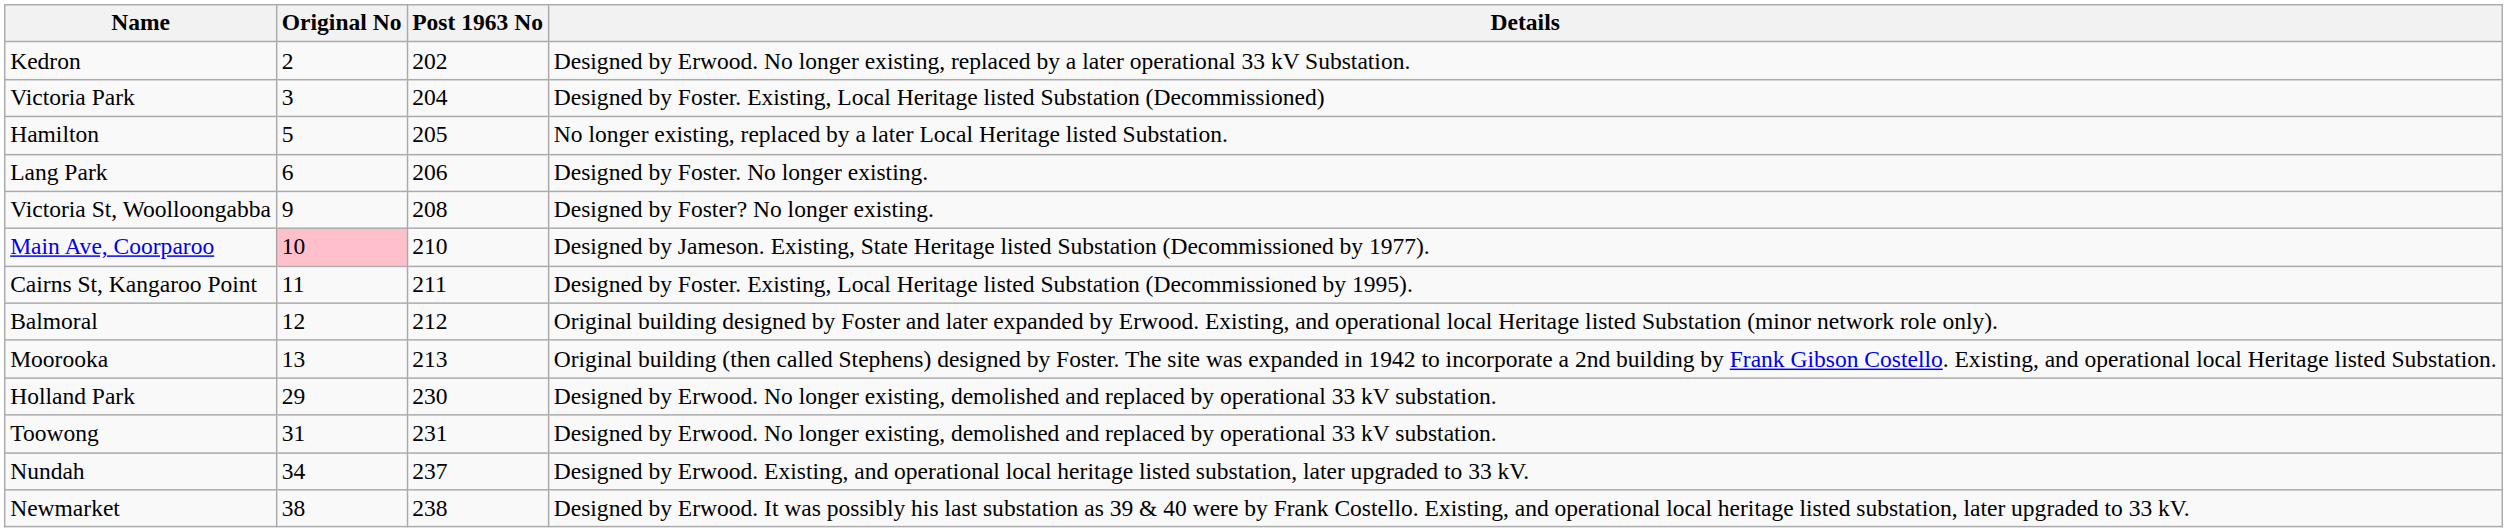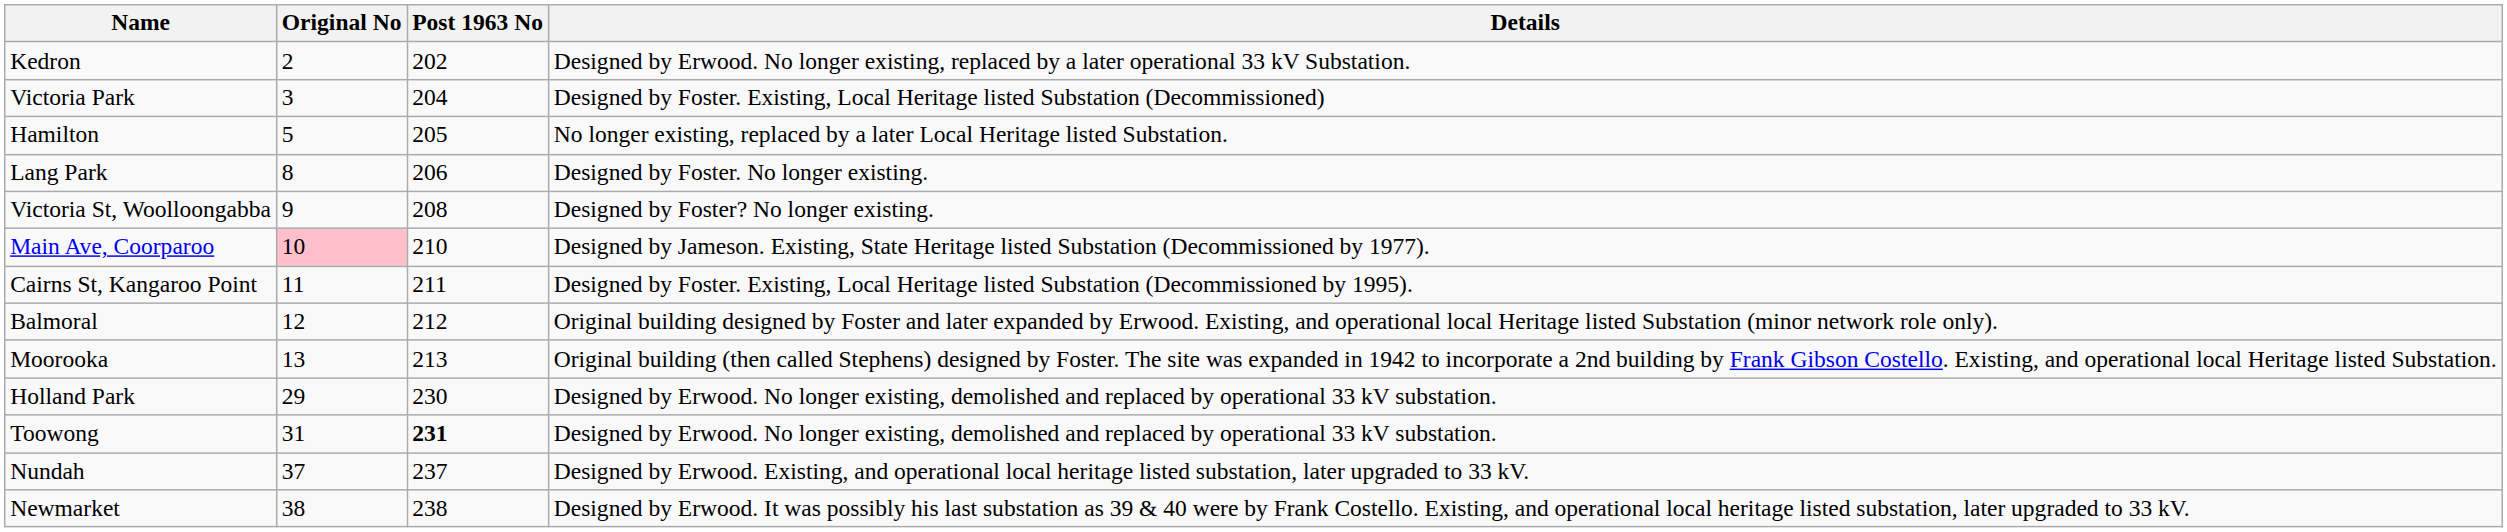(288, 172) 6 -> (288, 172) 8
(430, 433) normal -> (430, 433) bold
(294, 470) 34 -> (294, 470) 37
